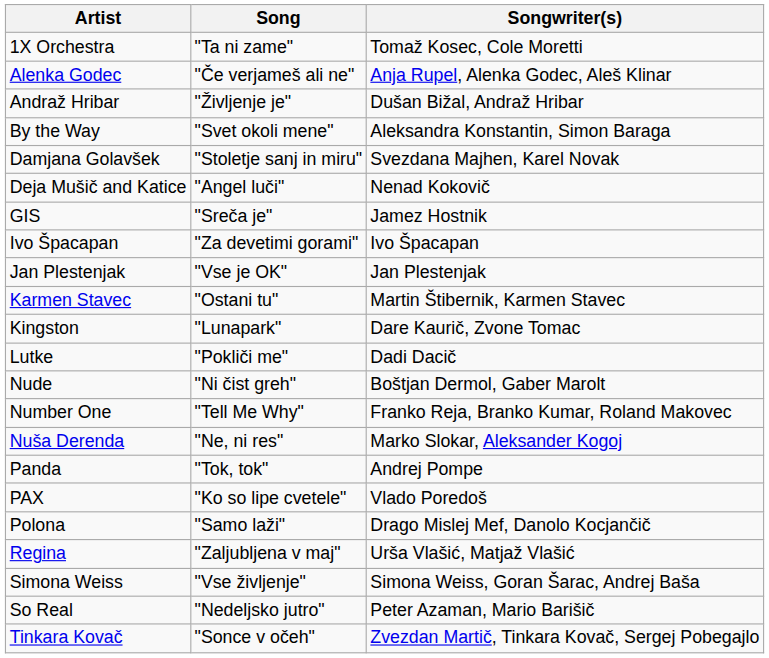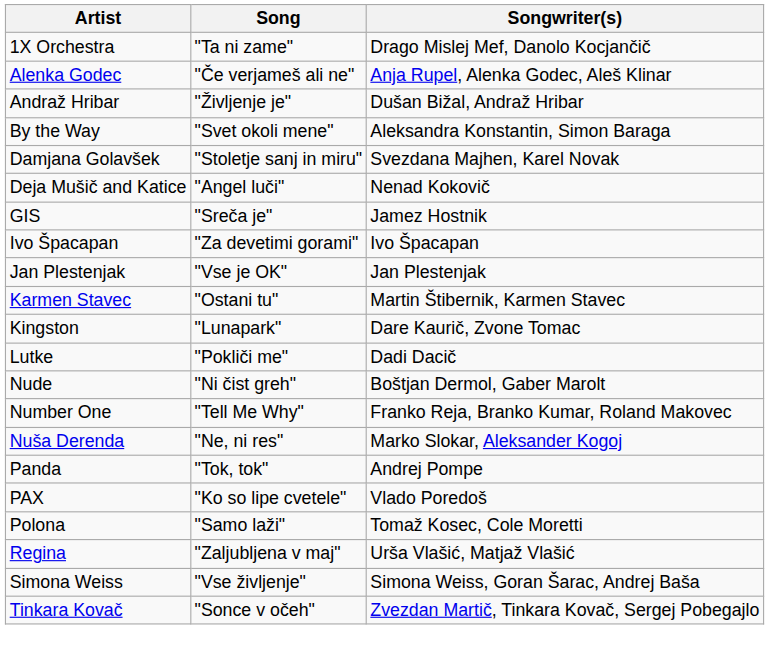(476, 46) Tomaž Kosec, Cole Moretti -> (511, 46) Drago Mislej Mef, Danolo Kocjančič
(511, 525) Drago Mislej Mef, Danolo Kocjančič -> (476, 525) Tomaž Kosec, Cole Moretti
- row: (41, 610)
